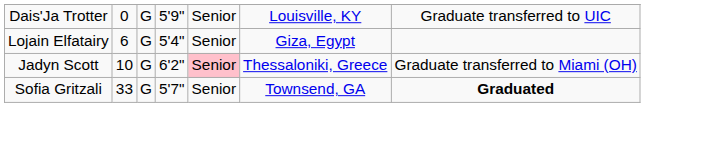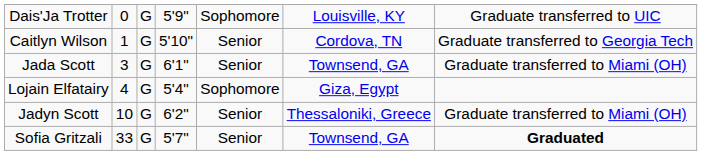(214, 16) Senior -> (240, 16) Sophomore
+ row: (58, 41)
+ row: (58, 65)
(124, 41) 6 -> (124, 89) 4
(214, 41) Senior -> (240, 89) Sophomore
(214, 65) pink background -> (240, 114) no background
